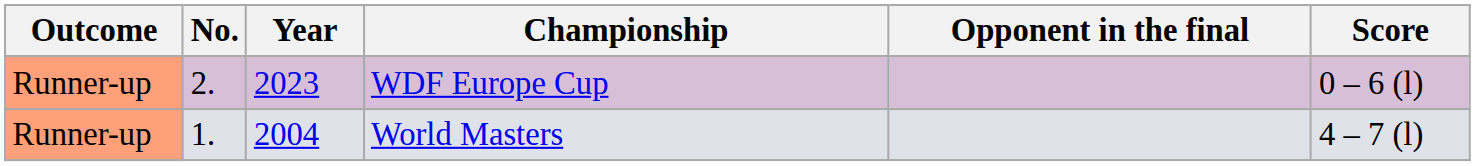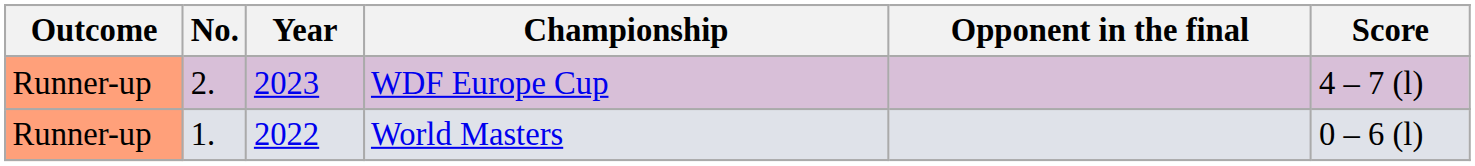(1371, 82) 0 – 6 (l) -> (1371, 82) 4 – 7 (l)
(287, 133) 2004 -> (287, 133) 2022
(1371, 133) 4 – 7 (l) -> (1371, 133) 0 – 6 (l)
